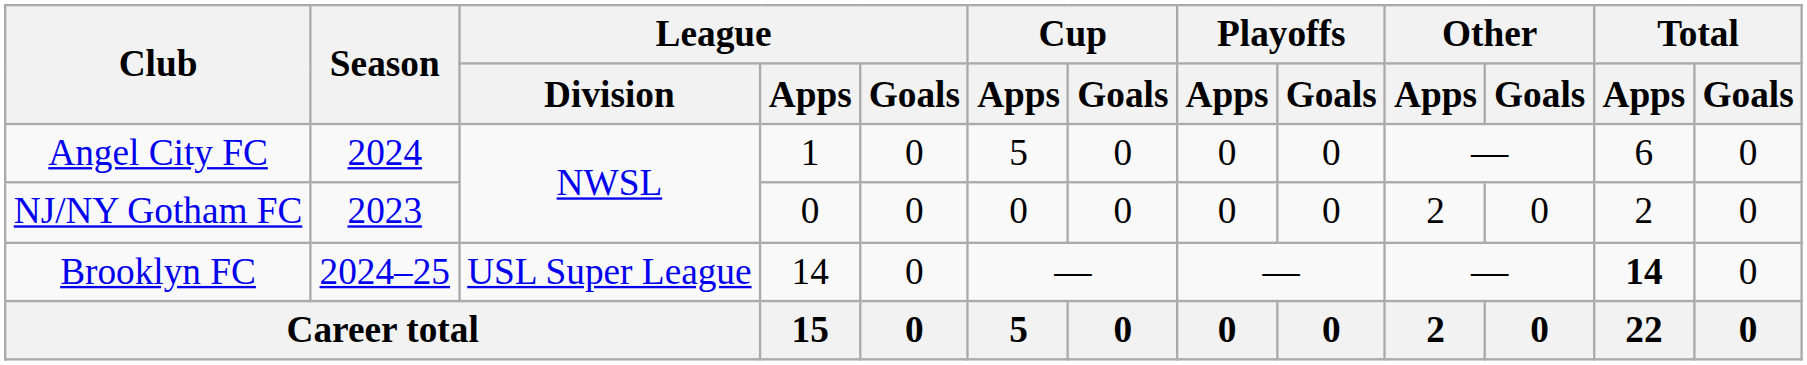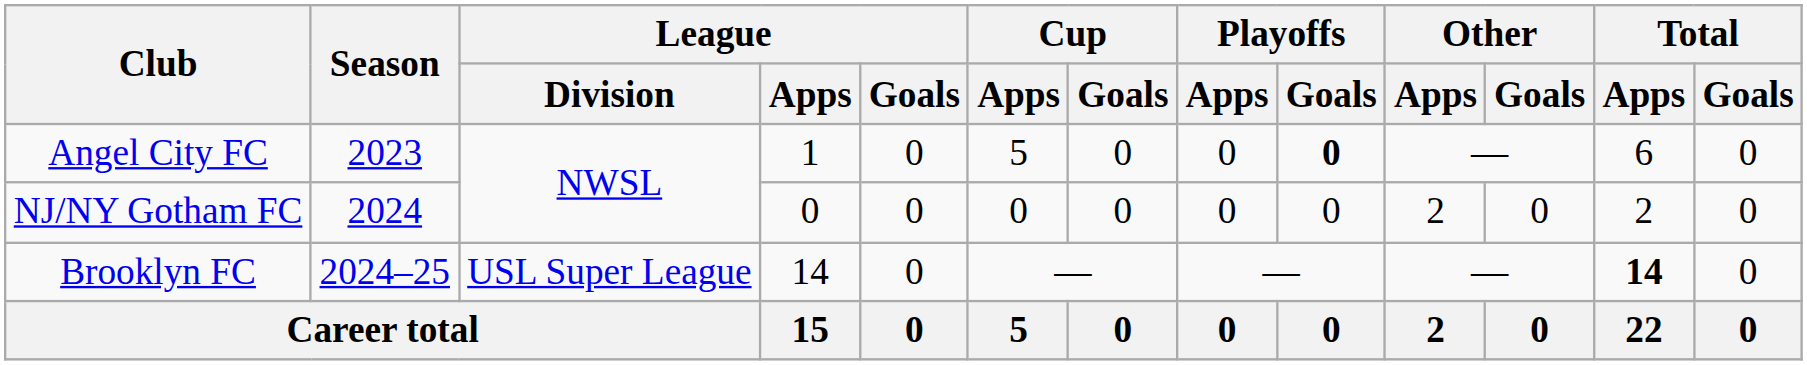(385, 152) 2024 -> (385, 152) 2023
(1331, 152) normal -> (1331, 152) bold
(385, 211) 2023 -> (385, 211) 2024
